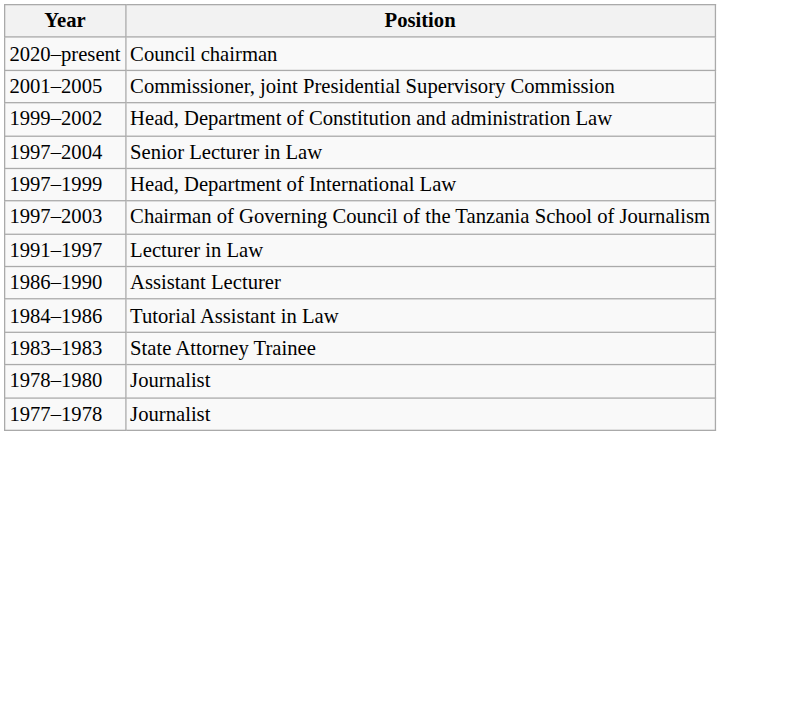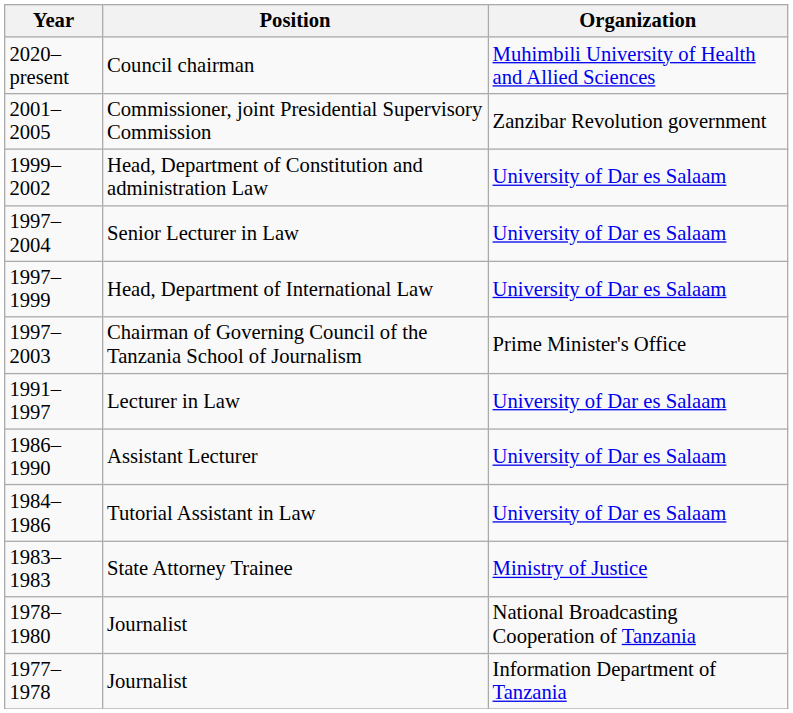+ column: (638, 20)
